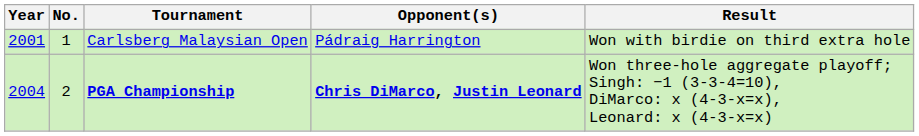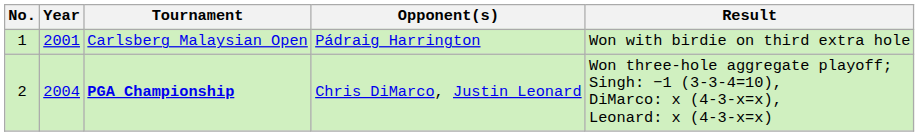columns swapped: (66, 17) <-> (27, 17)
(448, 93) bold -> (448, 93) normal
